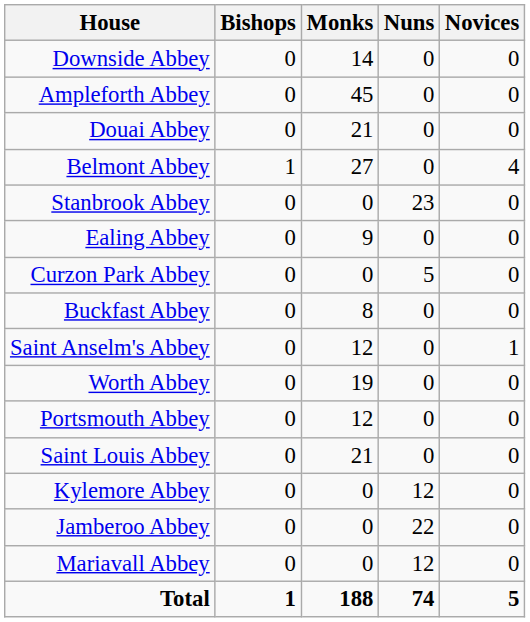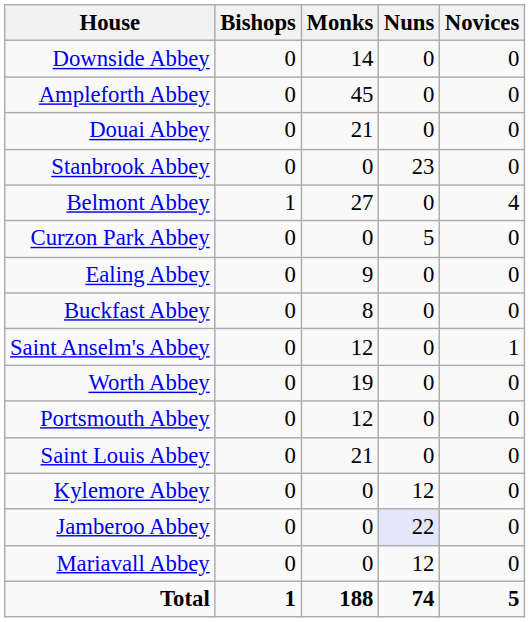rows swapped: (131, 202) <-> (138, 166)
rows swapped: (120, 274) <-> (148, 238)
(423, 526) no background -> (423, 526) lavender background
